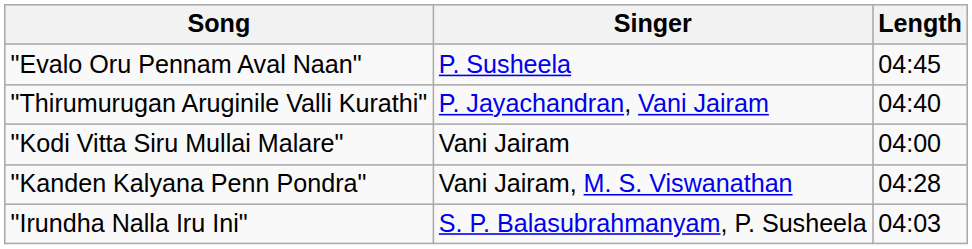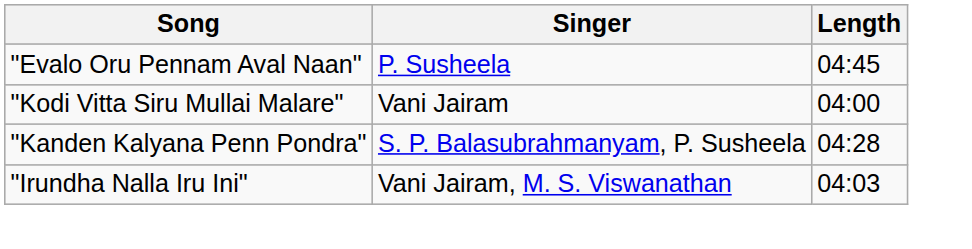- row: (219, 104)
(616, 183) Vani Jairam, M. S. Viswanathan -> (592, 143) S. P. Balasubrahmanyam, P. Susheela
(653, 223) S. P. Balasubrahmanyam, P. Susheela -> (555, 183) Vani Jairam, M. S. Viswanathan
